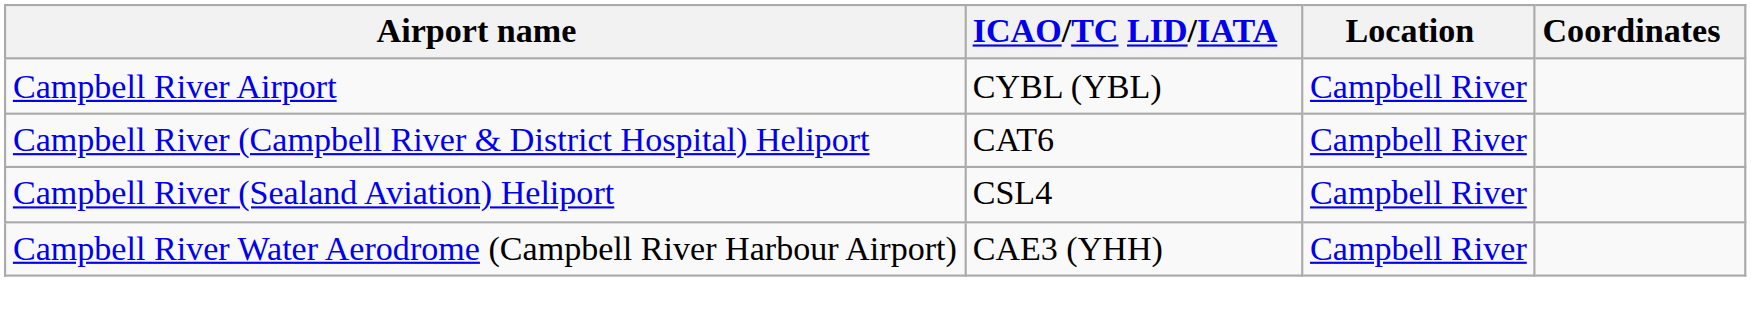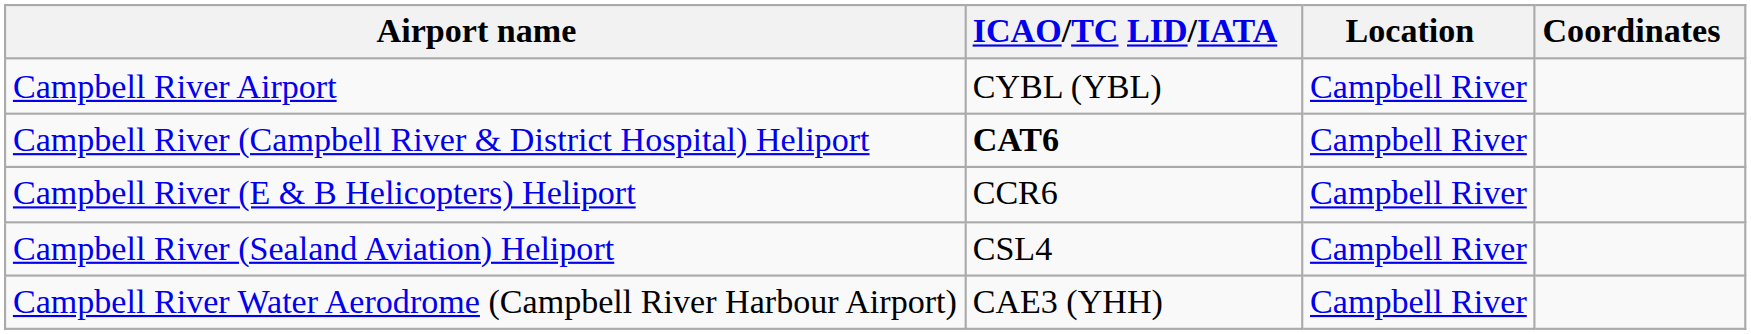(1013, 139) normal -> (1016, 139) bold
+ row: (324, 193)
